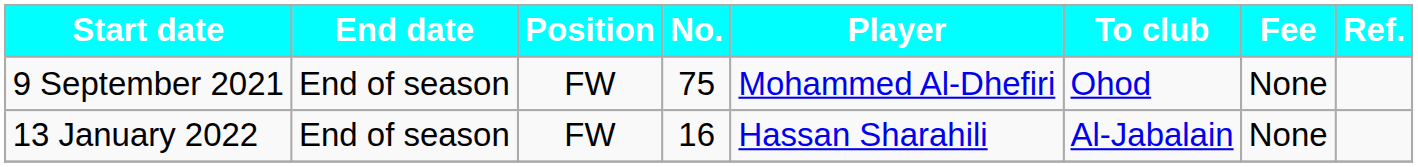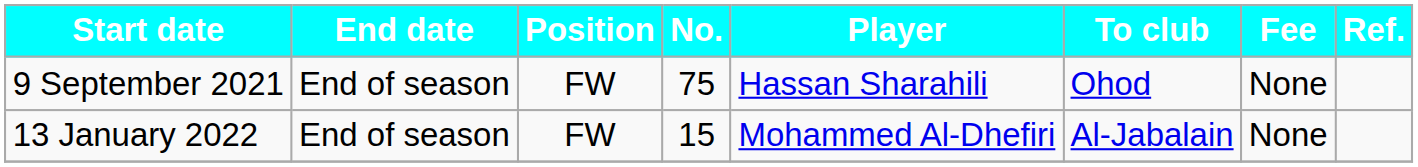(897, 82) Mohammed Al-Dhefiri -> (863, 82) Hassan Sharahili
(697, 135) 16 -> (697, 135) 15
(863, 135) Hassan Sharahili -> (897, 135) Mohammed Al-Dhefiri
